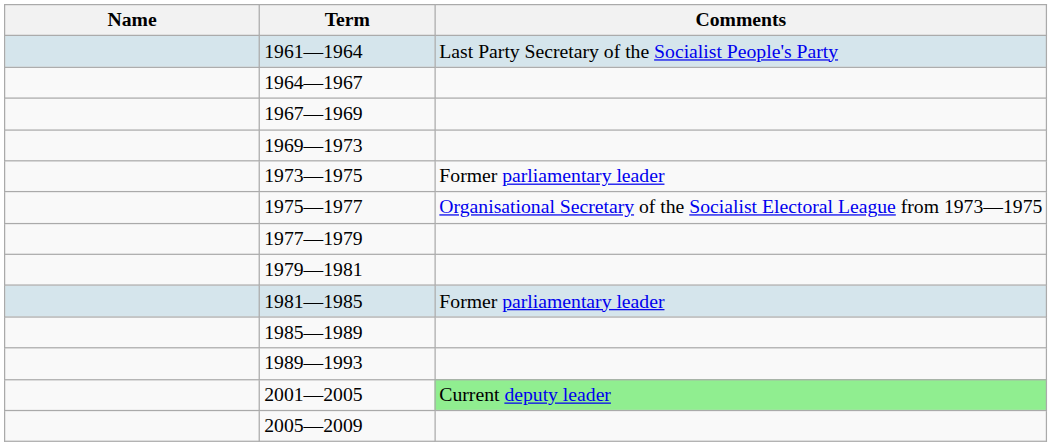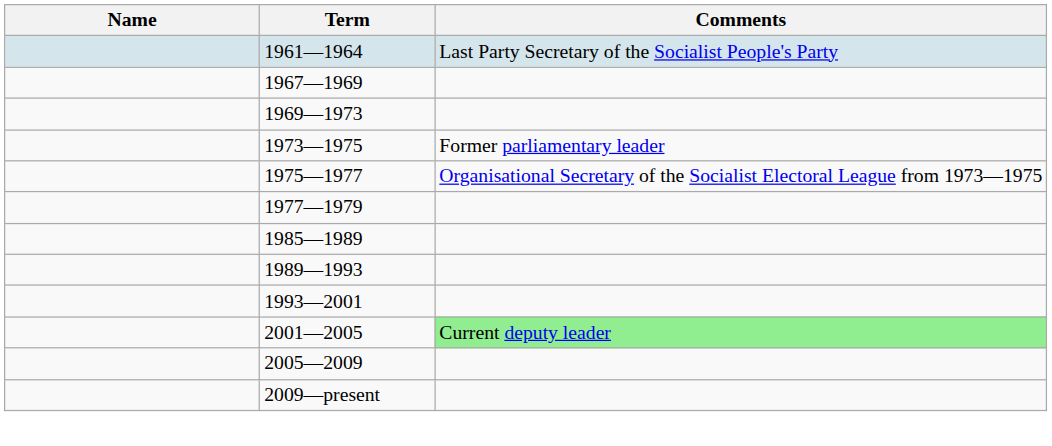- row: (313, 82)
- row: (313, 269)
- row: (313, 301)
+ row: (313, 301)
+ row: (322, 394)
